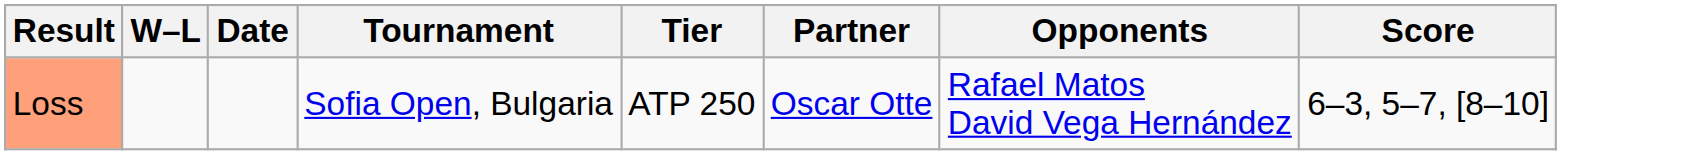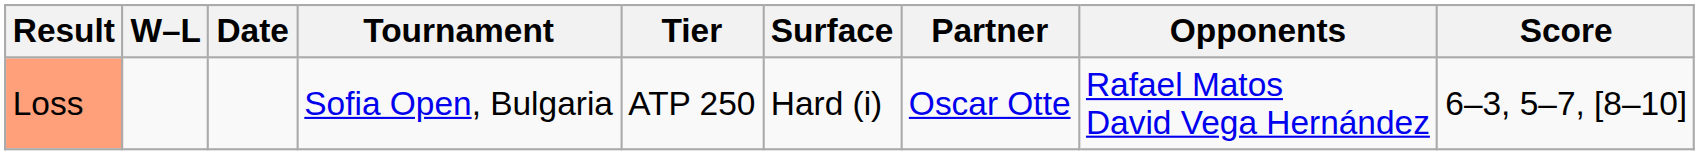+ column: (832, 31)
